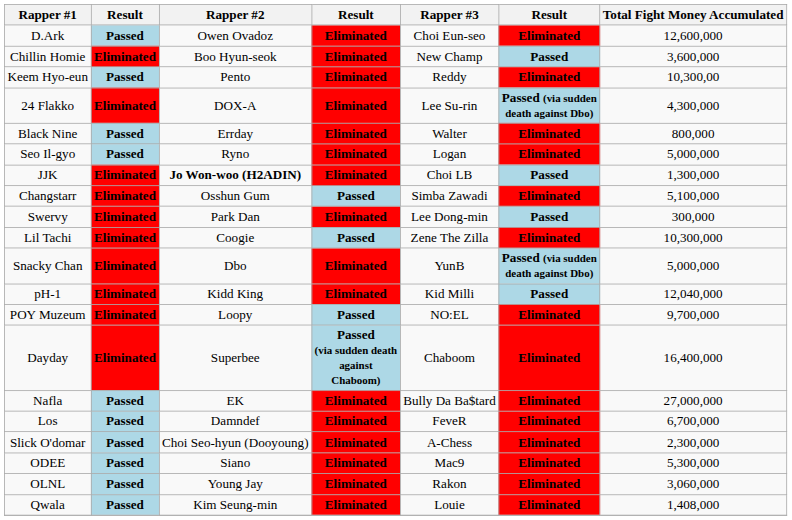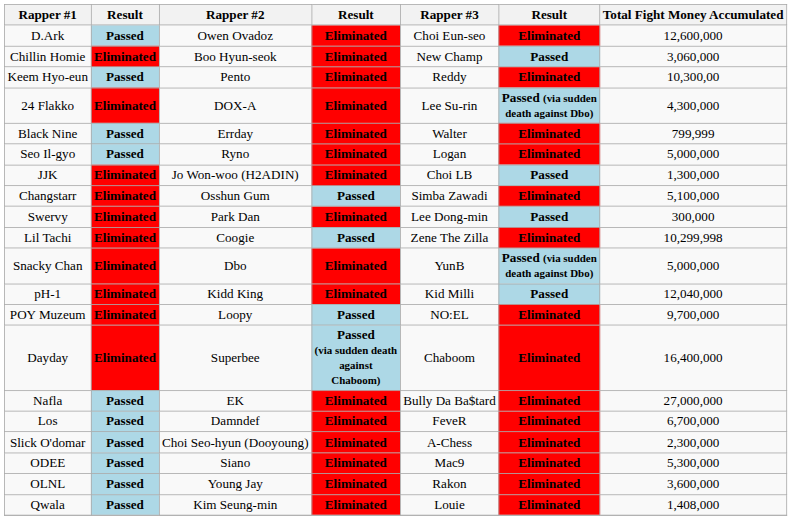(693, 56) 3,600,000 -> (693, 56) 3,060,000
(693, 133) 800,000 -> (693, 133) 799,999
(235, 175) bold -> (235, 175) normal
(693, 237) 10,300,000 -> (693, 237) 10,299,998
(693, 484) 3,060,000 -> (693, 484) 3,600,000
